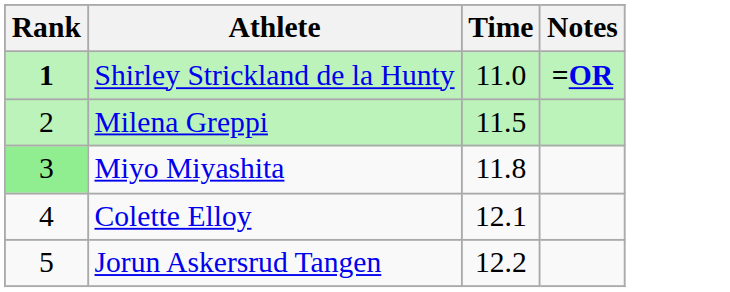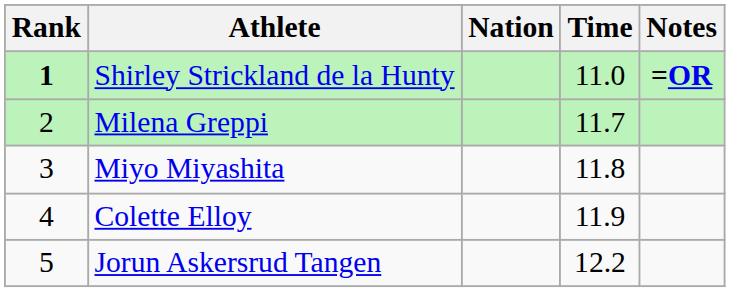+ column: (511, 27)
(501, 121) 11.5 -> (600, 121) 11.7
(46, 168) lightgreen background -> (46, 168) no background
(501, 215) 12.1 -> (600, 215) 11.9
